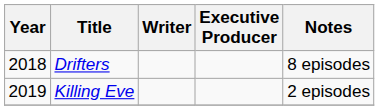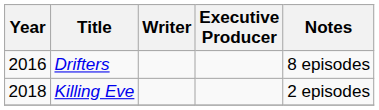(28, 64) 2018 -> (28, 64) 2016
(28, 91) 2019 -> (28, 91) 2018
